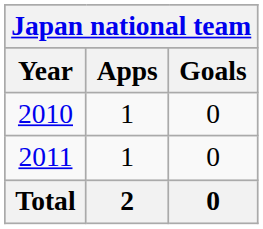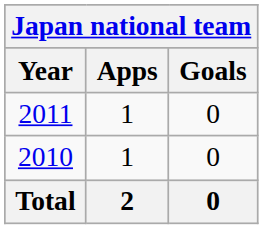rows swapped: (45, 113) <-> (45, 157)
